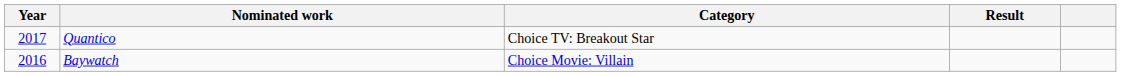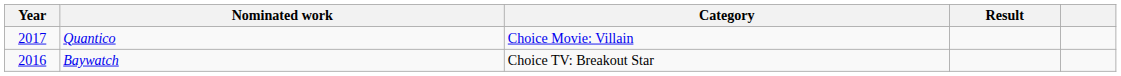(581, 37) Choice TV: Breakout Star -> (571, 37) Choice Movie: Villain
(571, 60) Choice Movie: Villain -> (581, 60) Choice TV: Breakout Star
